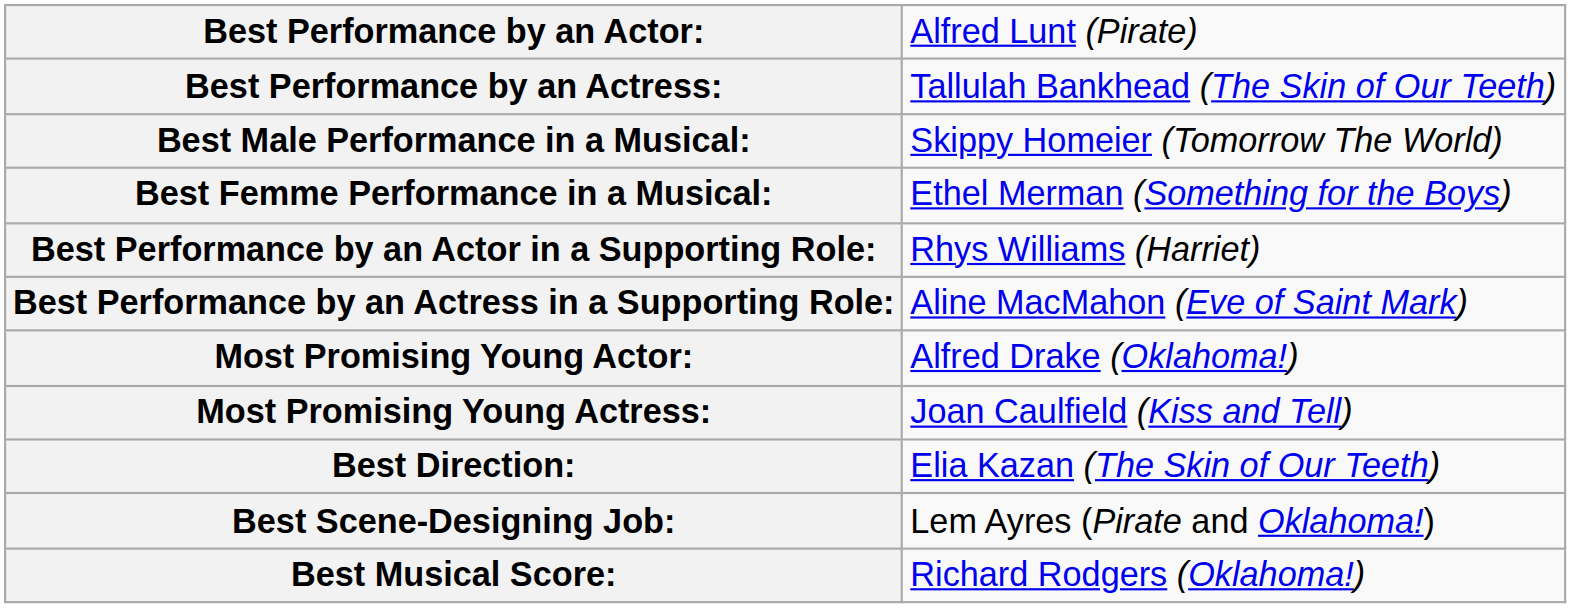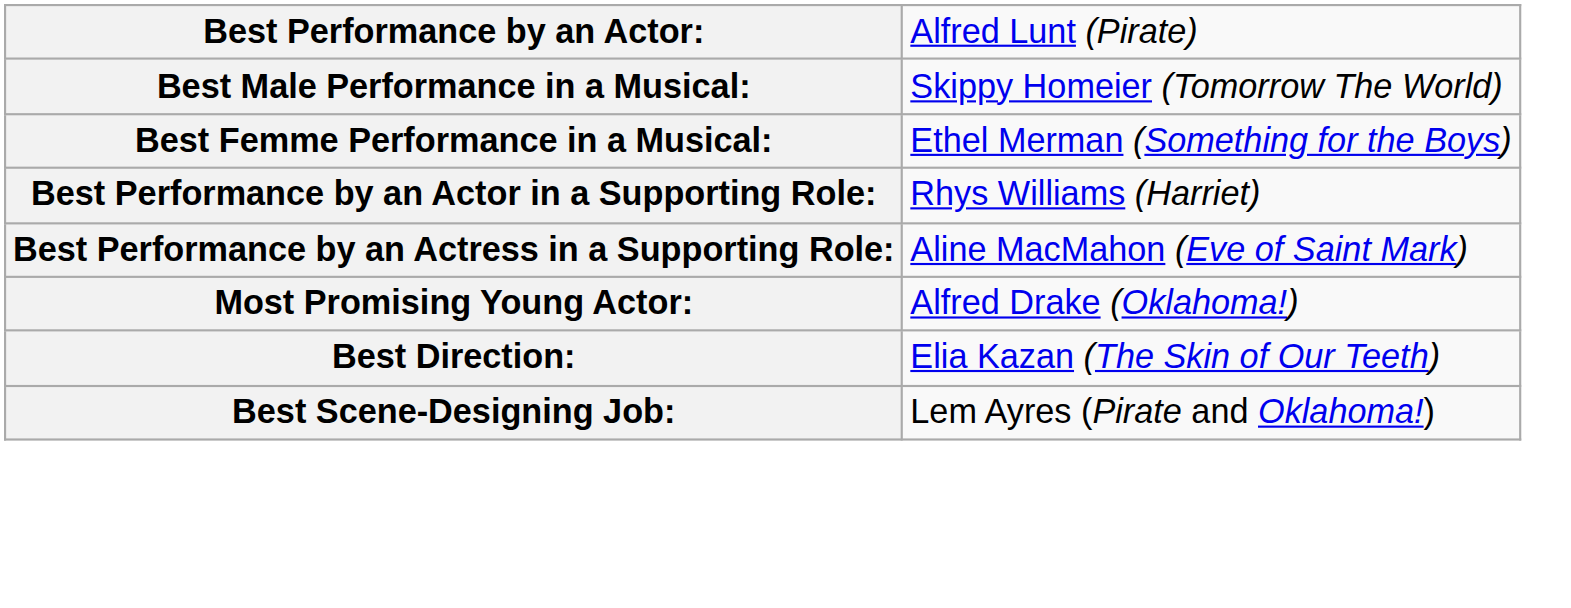- row: (454, 85)
- row: (454, 411)
- row: (454, 574)
